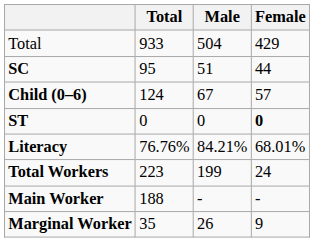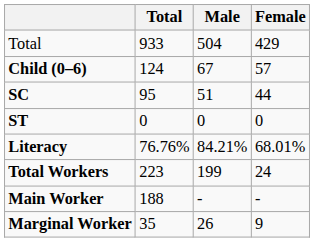rows swapped: (47, 95) <-> (19, 69)
(259, 120) bold -> (259, 120) normal
